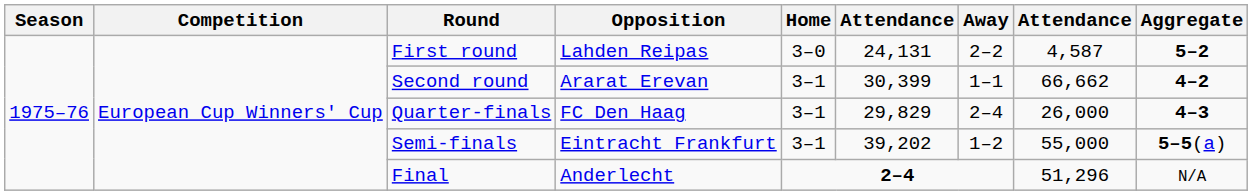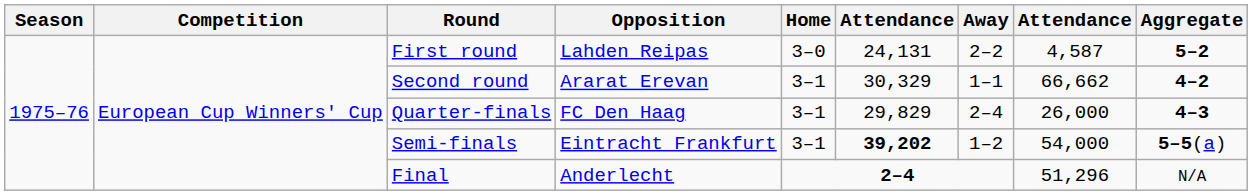(897, 82) 30,399 -> (897, 82) 30,329
(897, 144) normal -> (897, 144) bold
(1075, 144) 55,000 -> (1075, 144) 54,000
